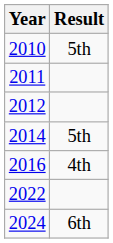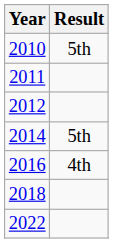+ row: (27, 194)
- row: (27, 223)
